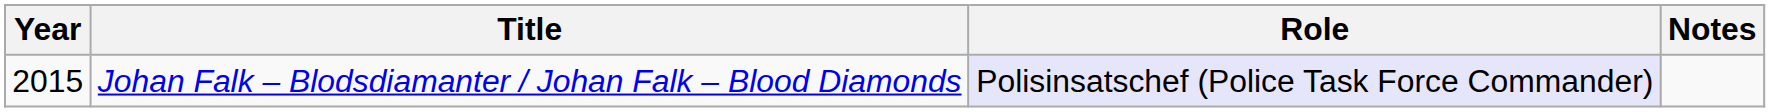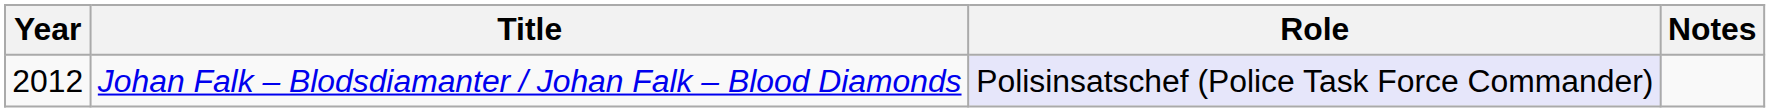(48, 80) 2015 -> (48, 80) 2012
